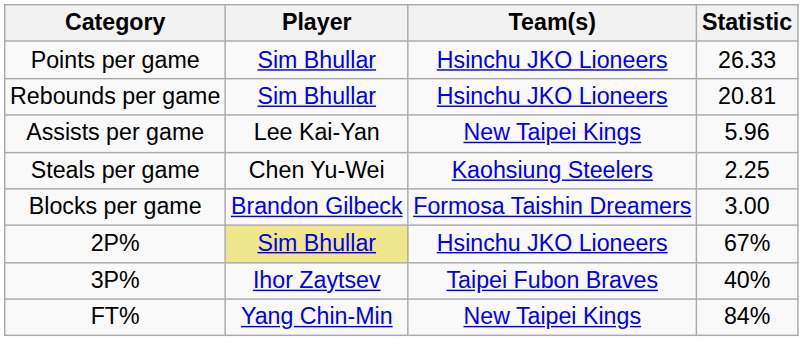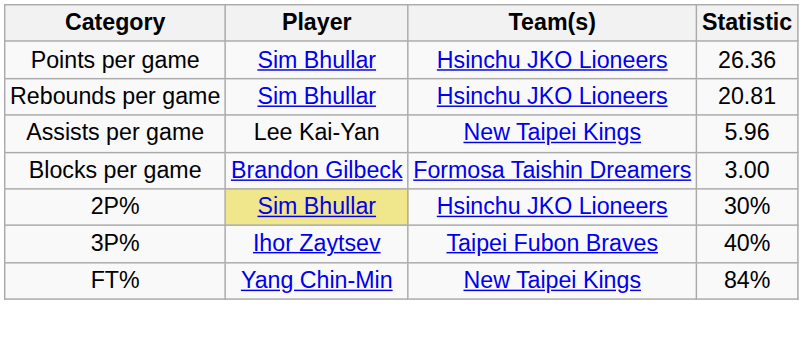(747, 59) 26.33 -> (747, 59) 26.36
- row: (115, 170)
(747, 243) 67% -> (747, 206) 30%
